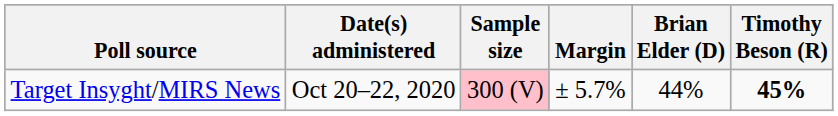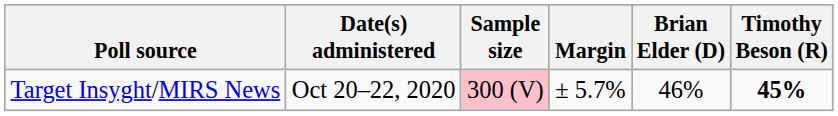(681, 89) 44% -> (681, 89) 46%
